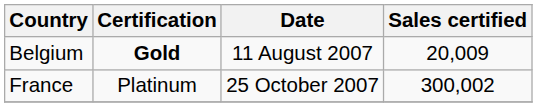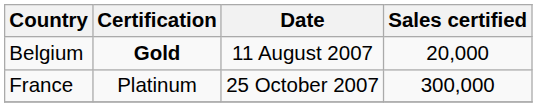(458, 53) 20,009 -> (458, 53) 20,000
(458, 85) 300,002 -> (458, 85) 300,000
